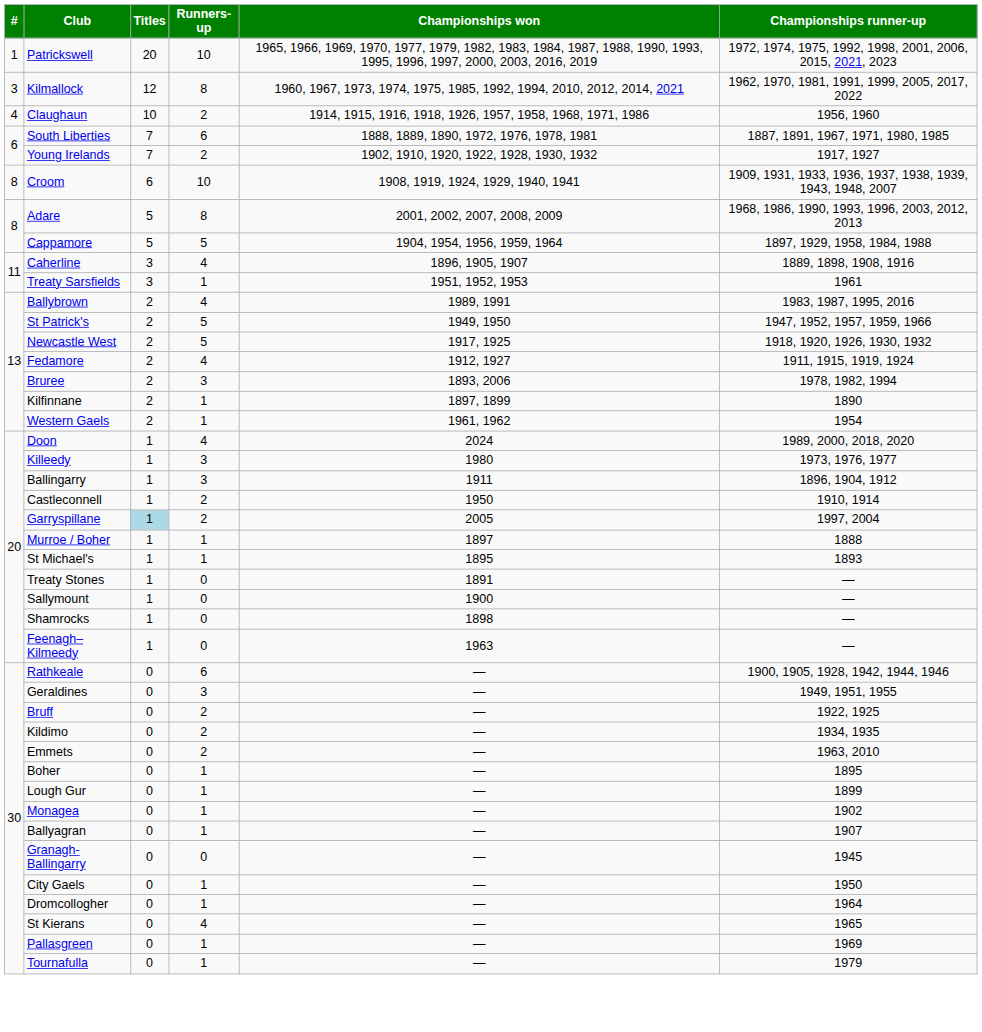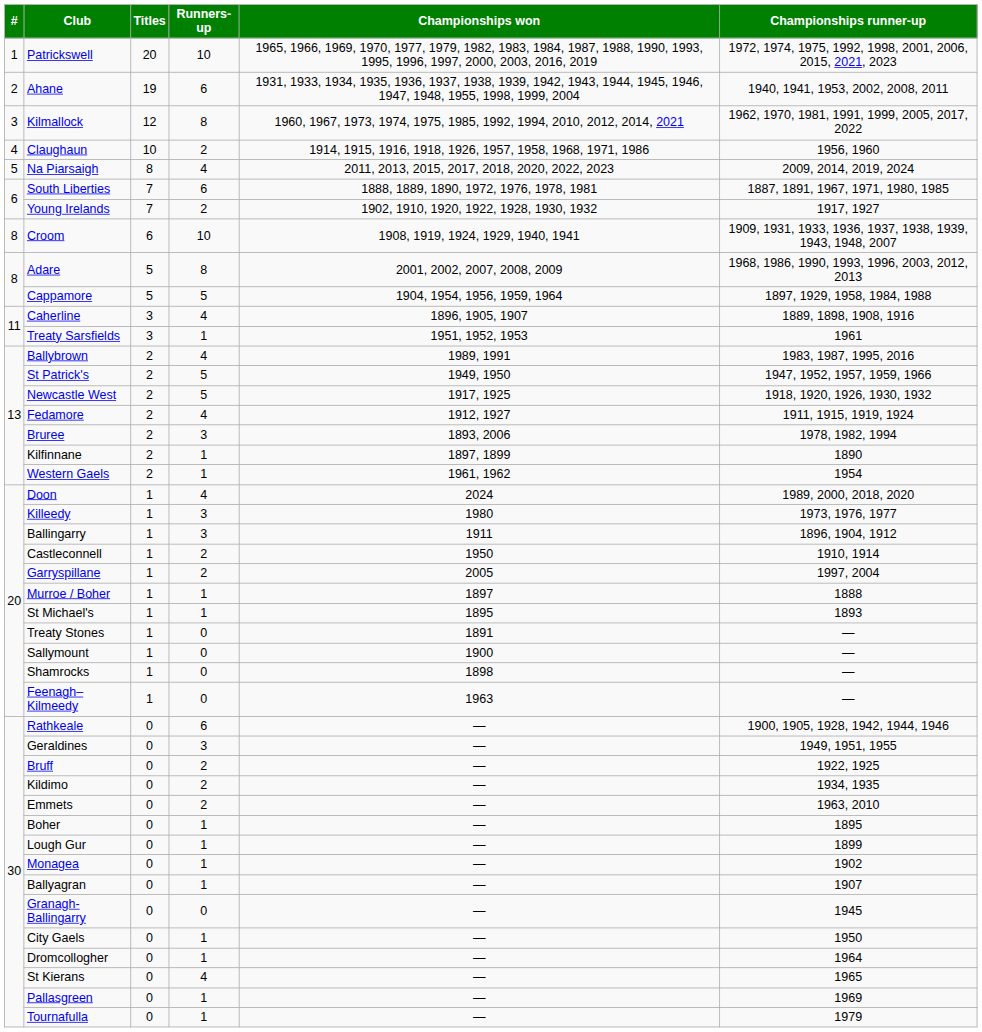+ row: (45, 89)
+ row: (63, 169)
(150, 520) lightblue background -> (150, 573) no background
